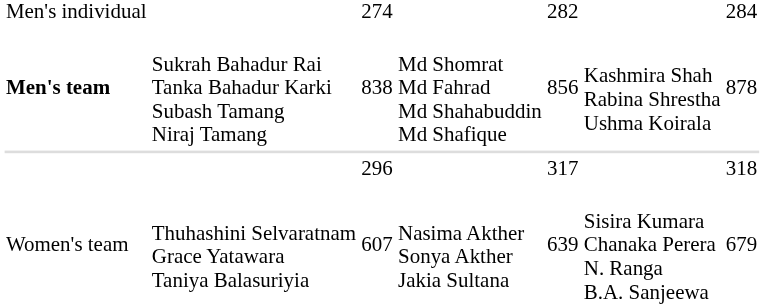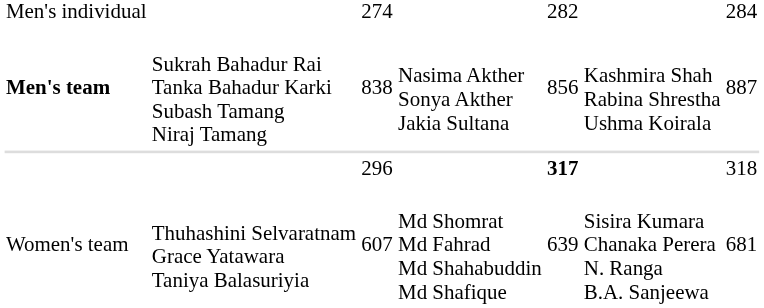(470, 99) Md Shomrat Md Fahrad Md Shahabuddin Md Shafique -> (461, 99) Nasima Akther Sonya Akther Jakia Sultana
(741, 87) 878 -> (741, 87) 887
(563, 168) normal -> (563, 168) bold
(461, 256) Nasima Akther Sonya Akther Jakia Sultana -> (470, 256) Md Shomrat Md Fahrad Md Shahabuddin Md Shafique
(741, 244) 679 -> (741, 244) 681
